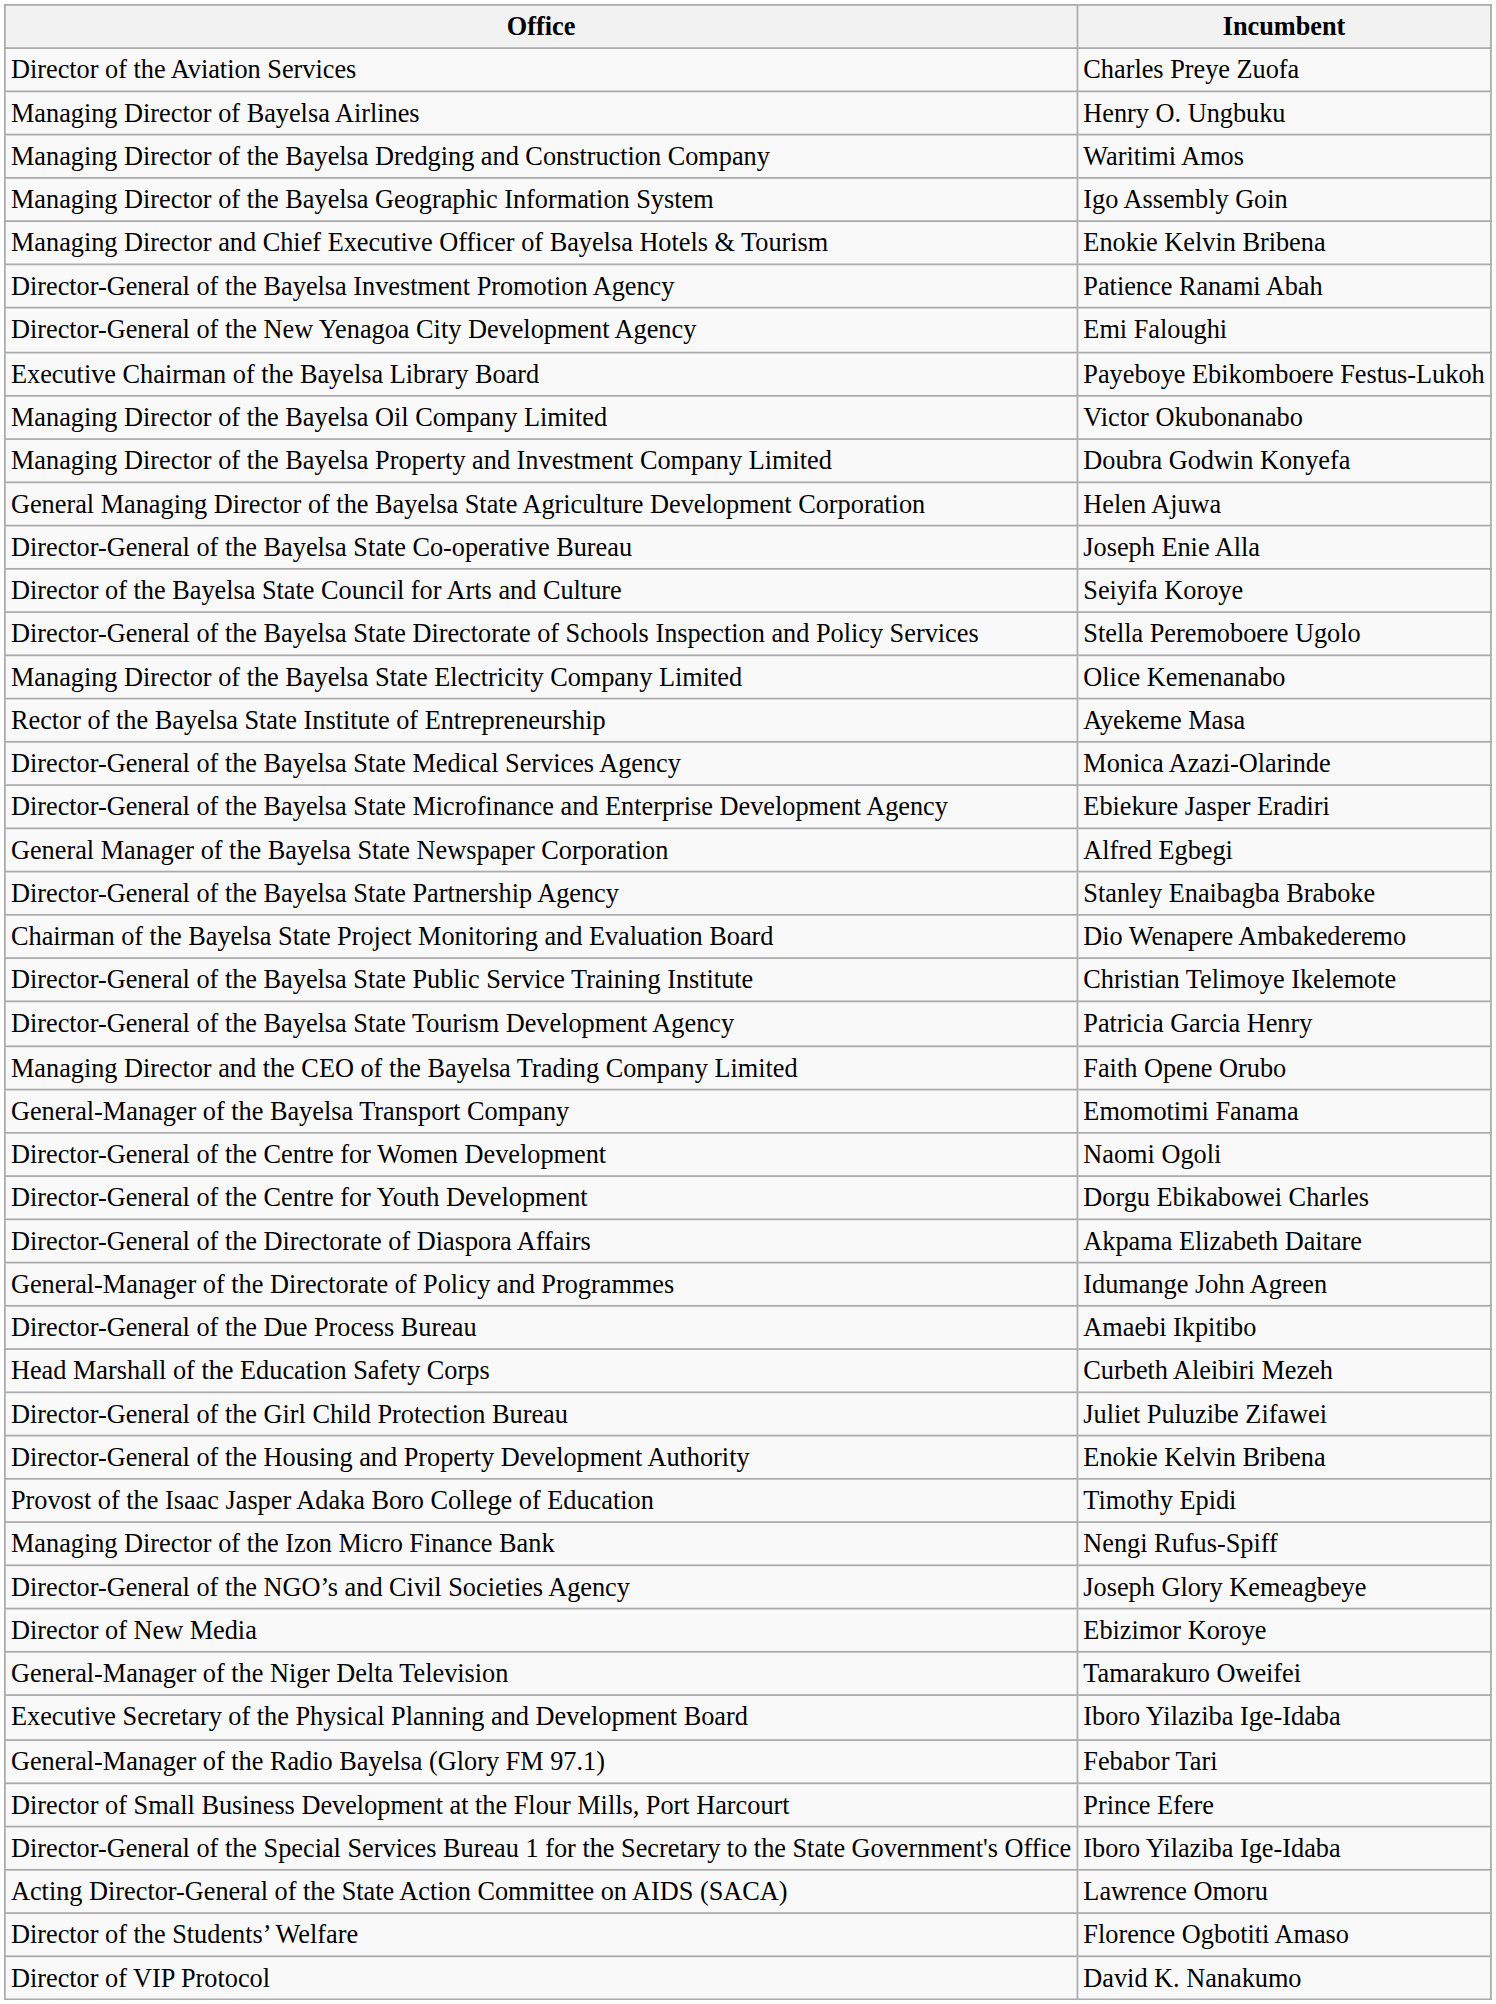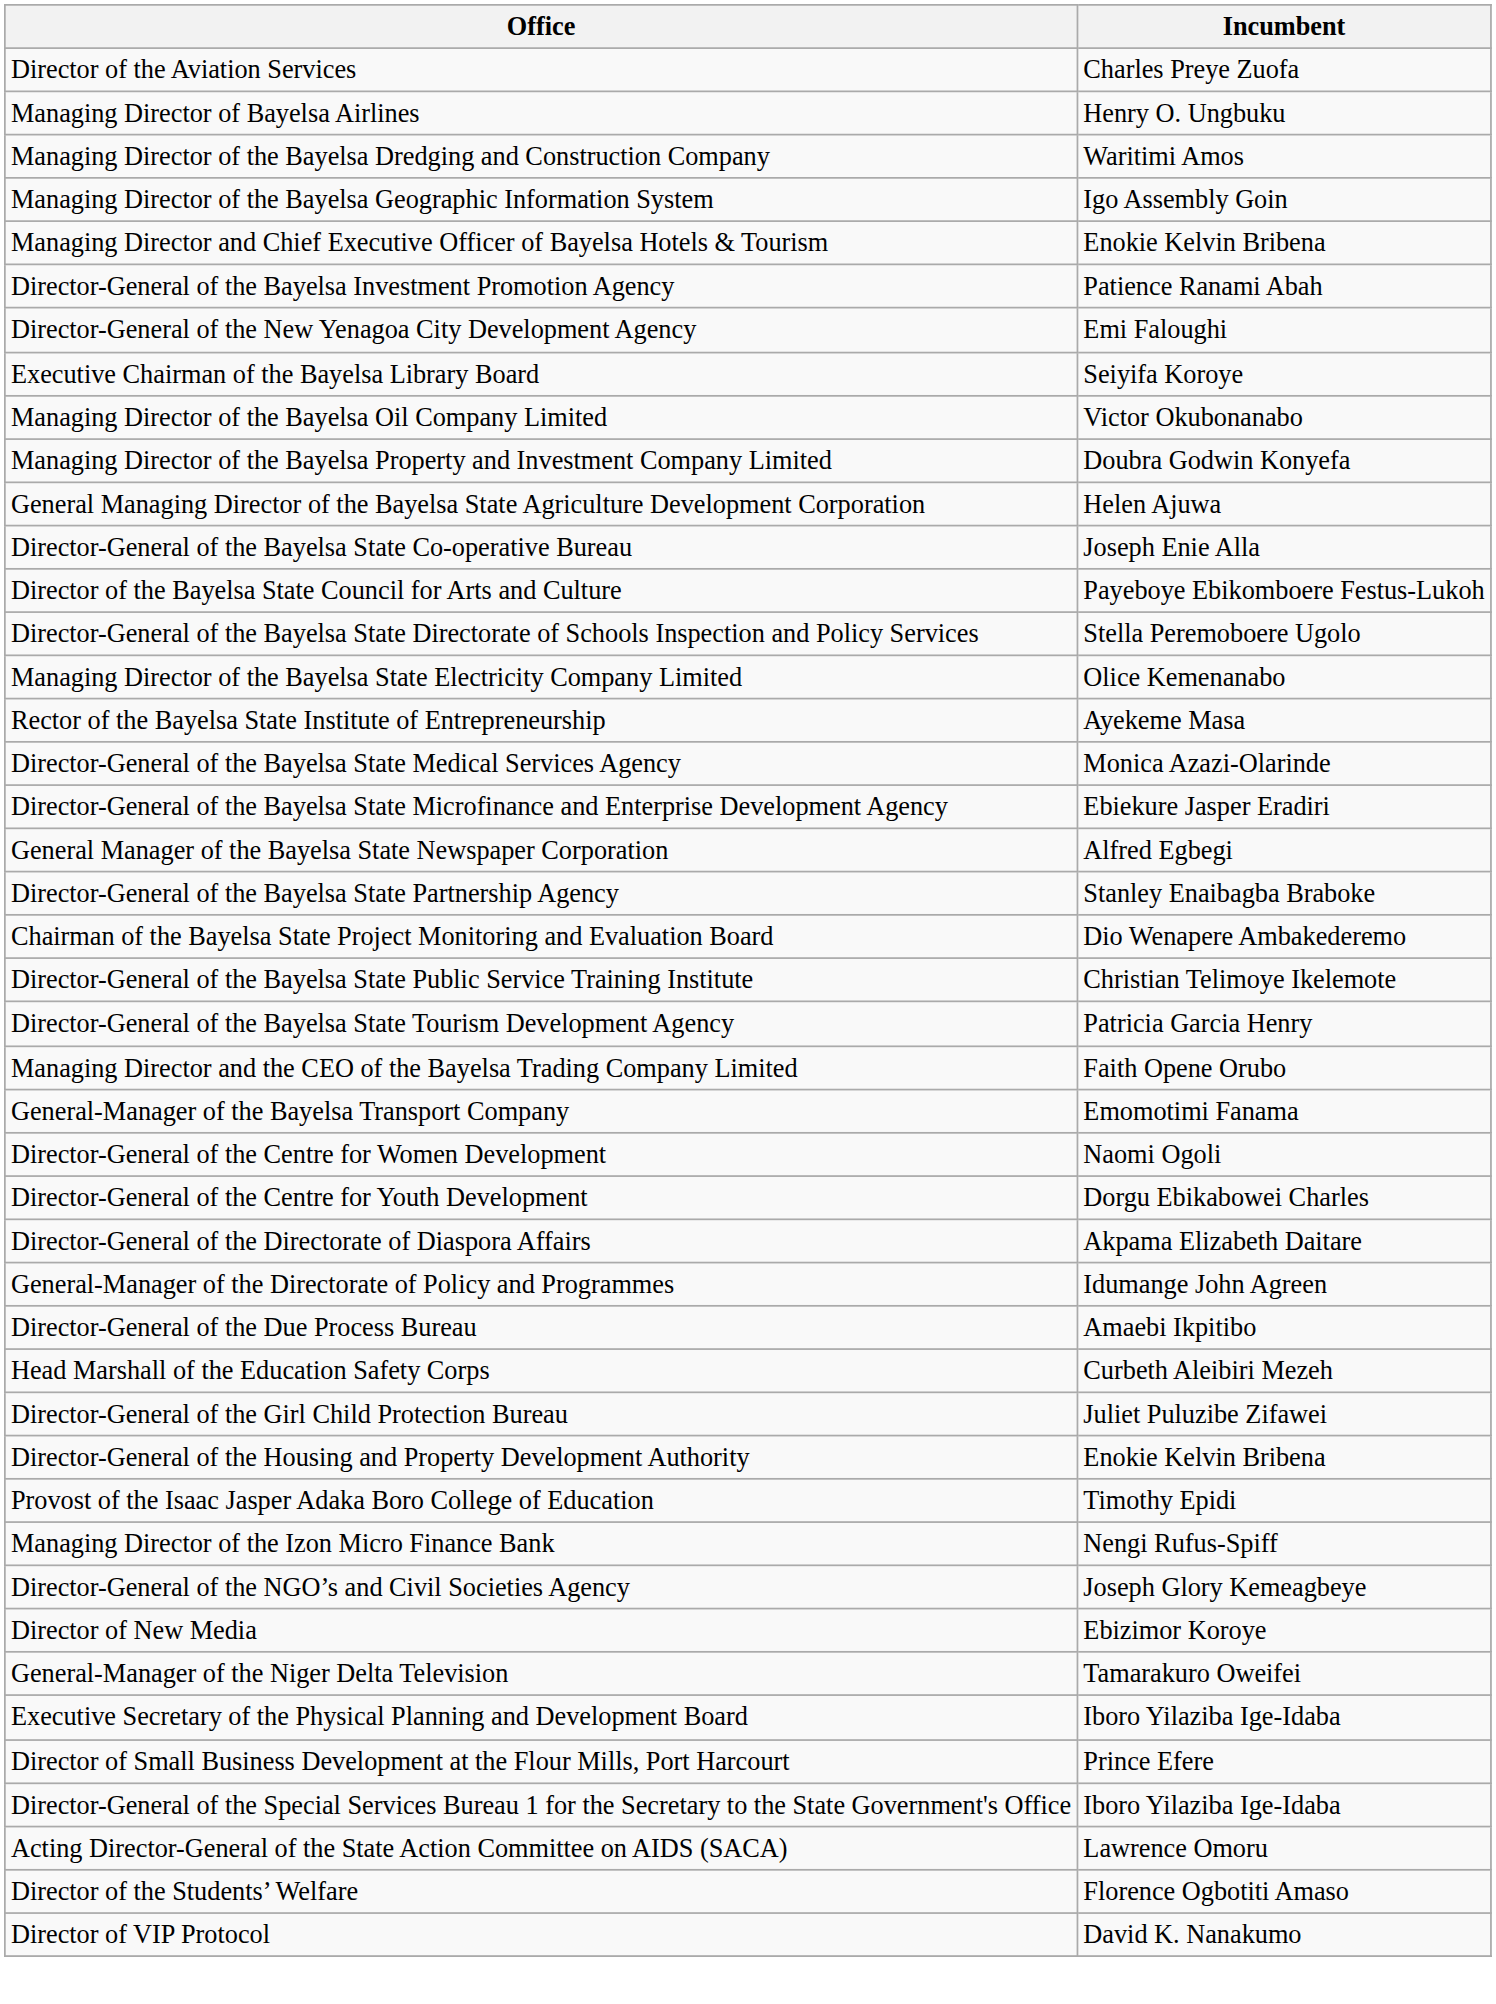(1284, 373) Payeboye Ebikomboere Festus-Lukoh -> (1163, 373) Seiyifa Koroye
(1163, 590) Seiyifa Koroye -> (1284, 590) Payeboye Ebikomboere Festus-Lukoh
- row: (308, 1760)
